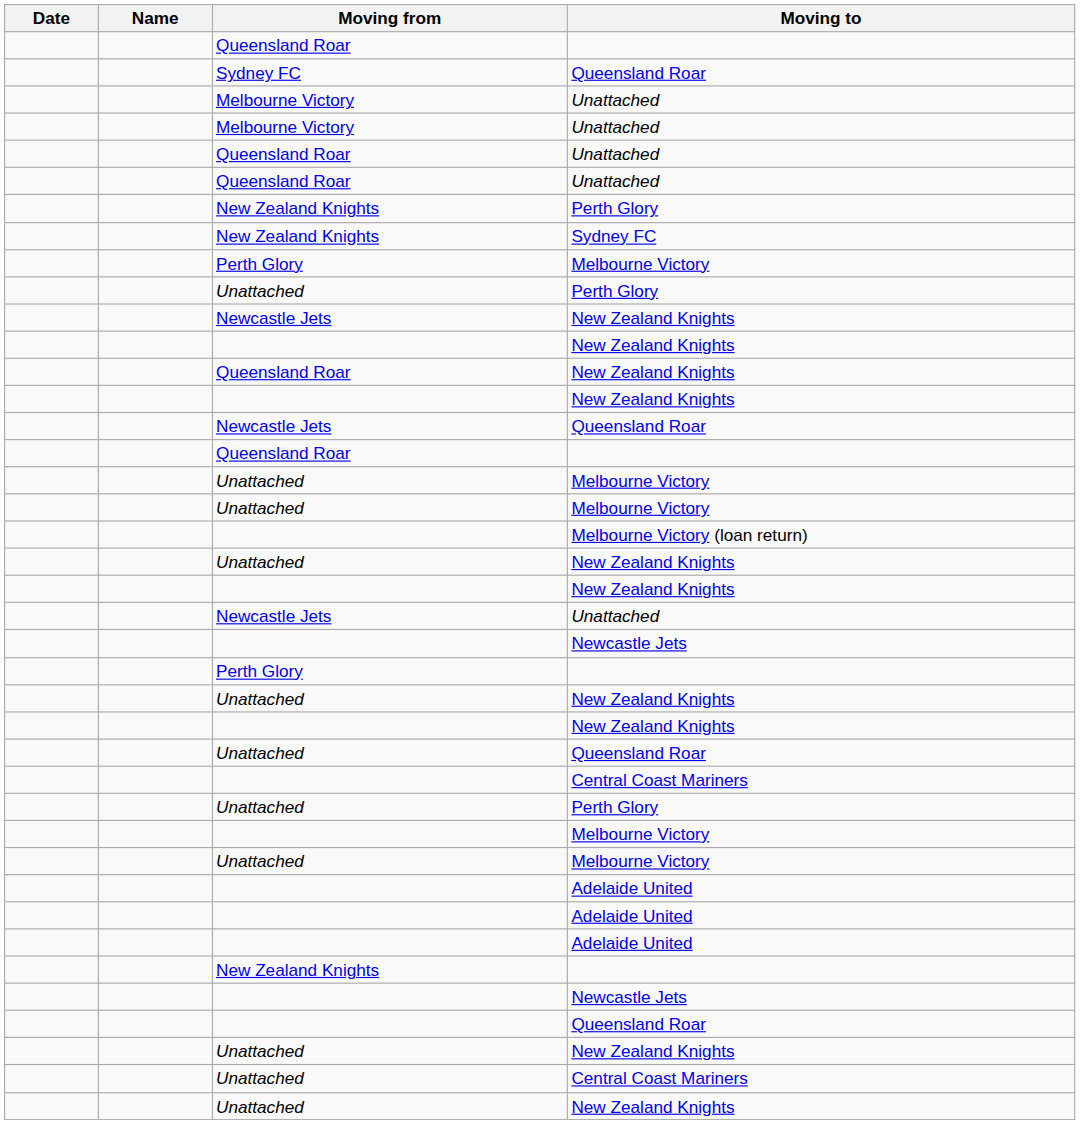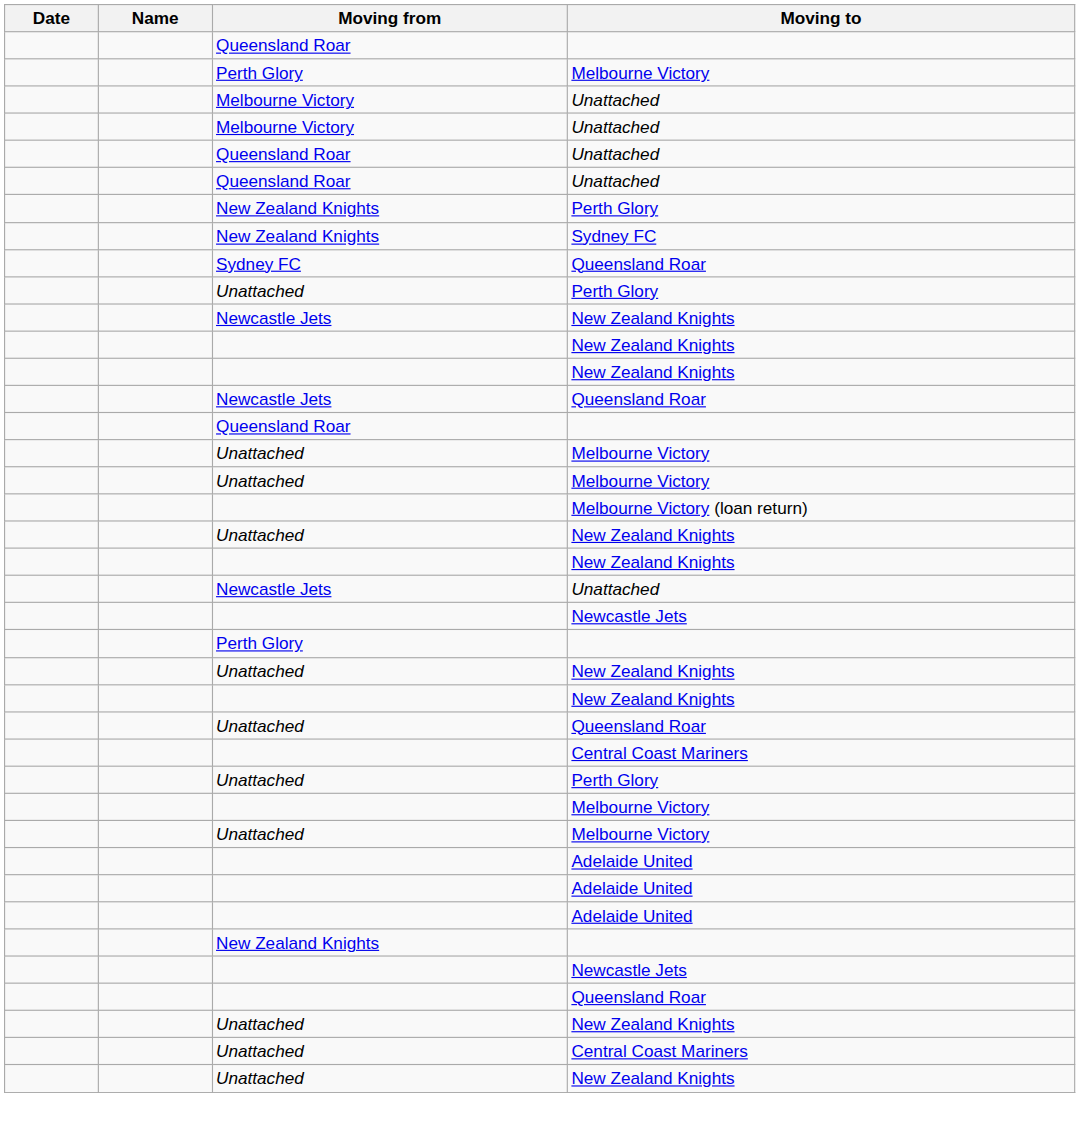rows swapped: (259, 263) <-> (258, 73)
- row: (283, 372)
